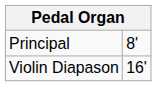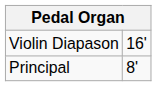rows swapped: (64, 68) <-> (39, 43)
